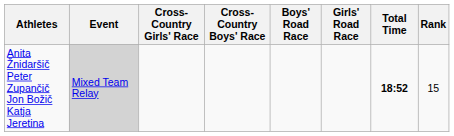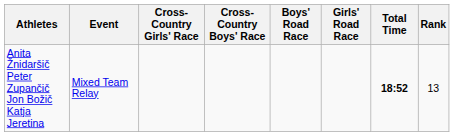(100, 88) lightgrey background -> (100, 88) no background
(433, 88) 15 -> (433, 88) 13
